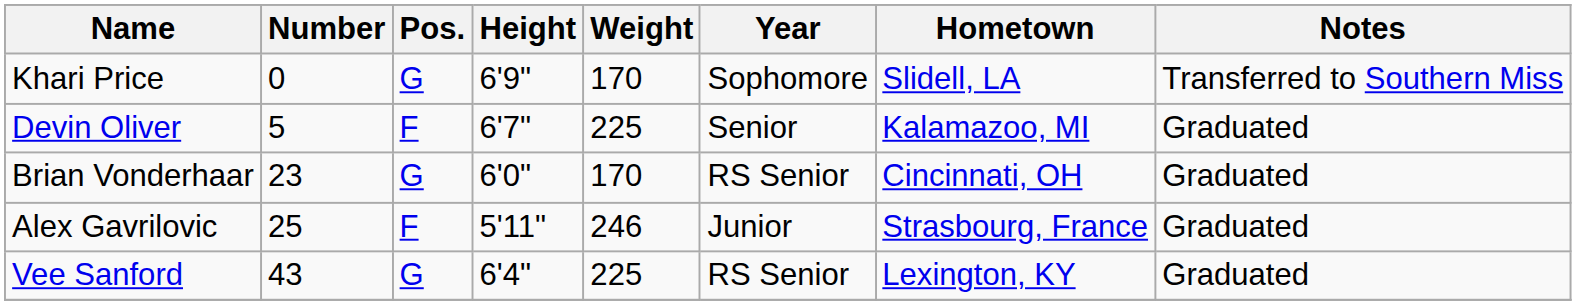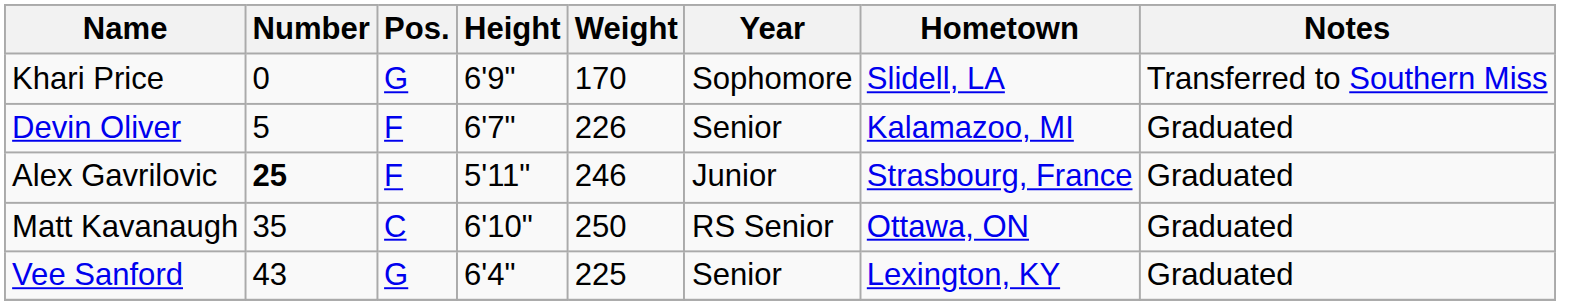(616, 127) 225 -> (601, 127) 226
- row: (133, 176)
(285, 226) normal -> (270, 176) bold
+ row: (125, 226)
(778, 275) RS Senior -> (737, 275) Senior
